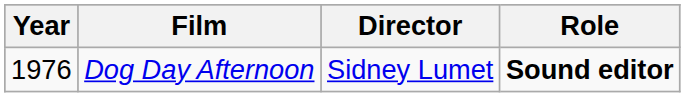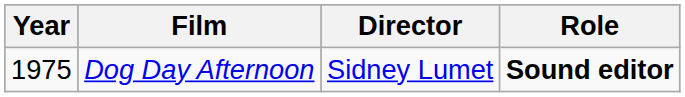(41, 69) 1976 -> (41, 69) 1975
